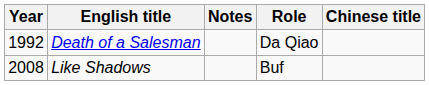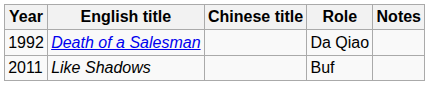columns swapped: (373, 17) <-> (230, 17)
(26, 67) 2008 -> (25, 67) 2011
